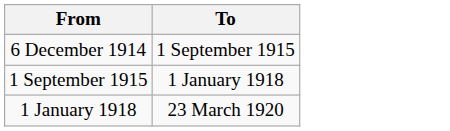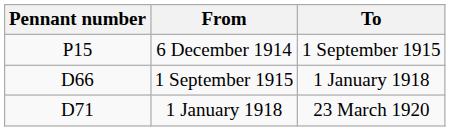+ column: (77, 19)
